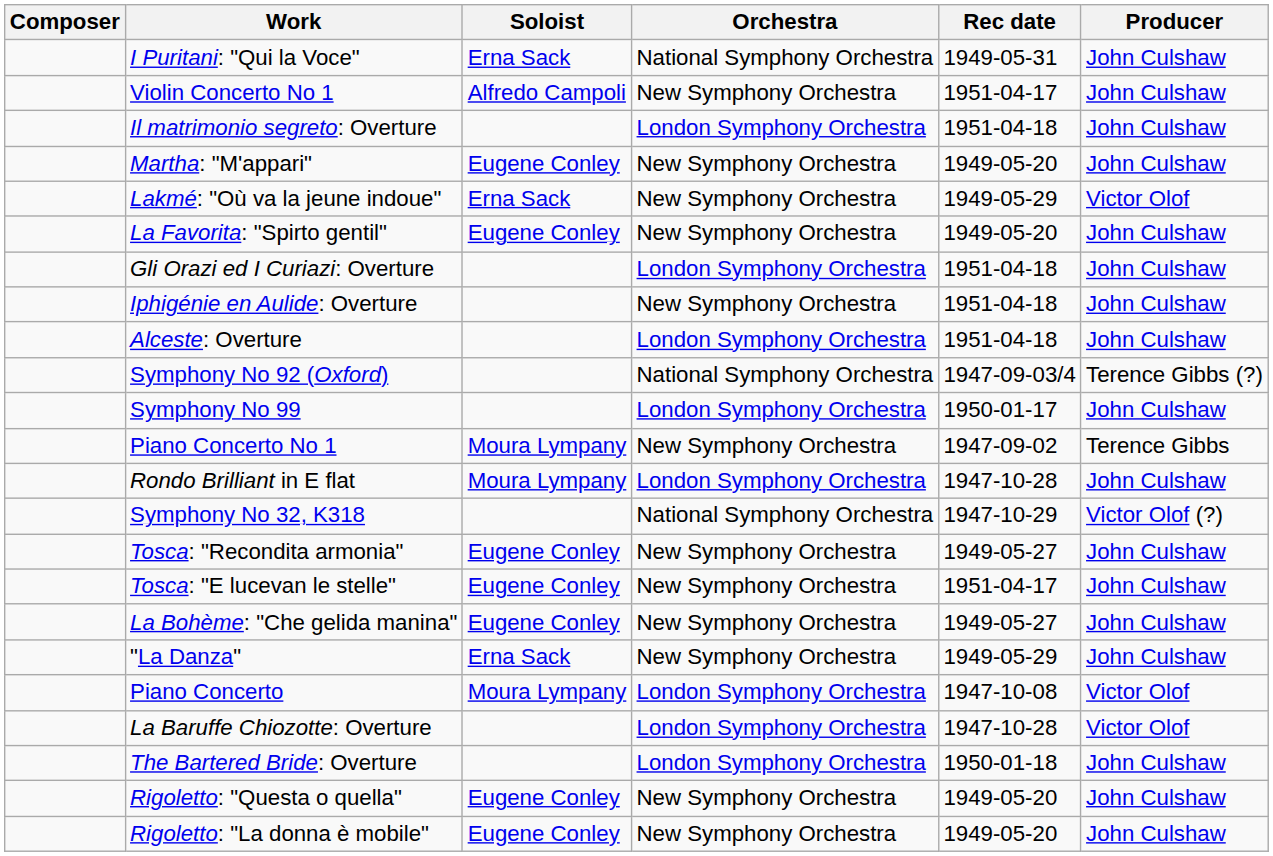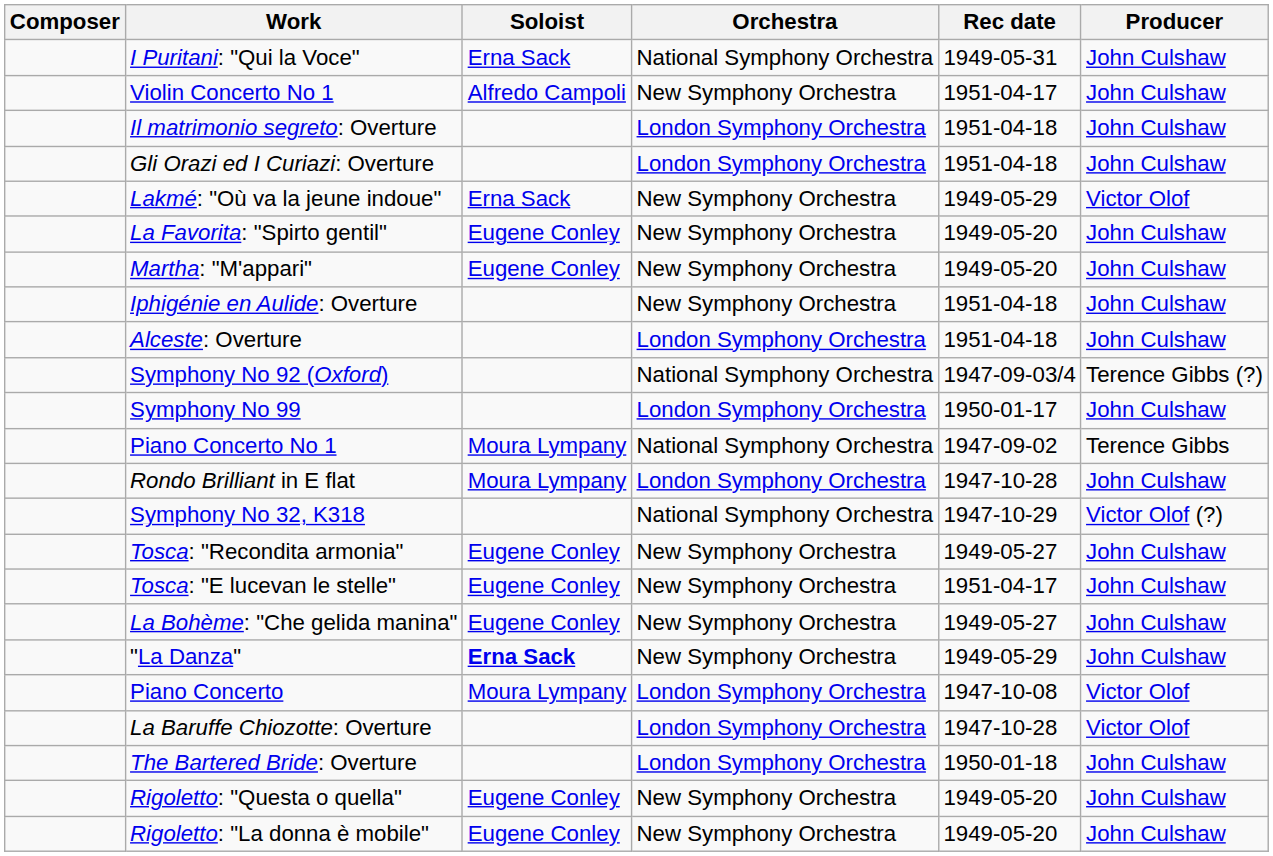rows swapped: (282, 269) <-> (221, 163)
(766, 445) New Symphony Orchestra -> (785, 445) National Symphony Orchestra
(519, 657) normal -> (521, 657) bold
